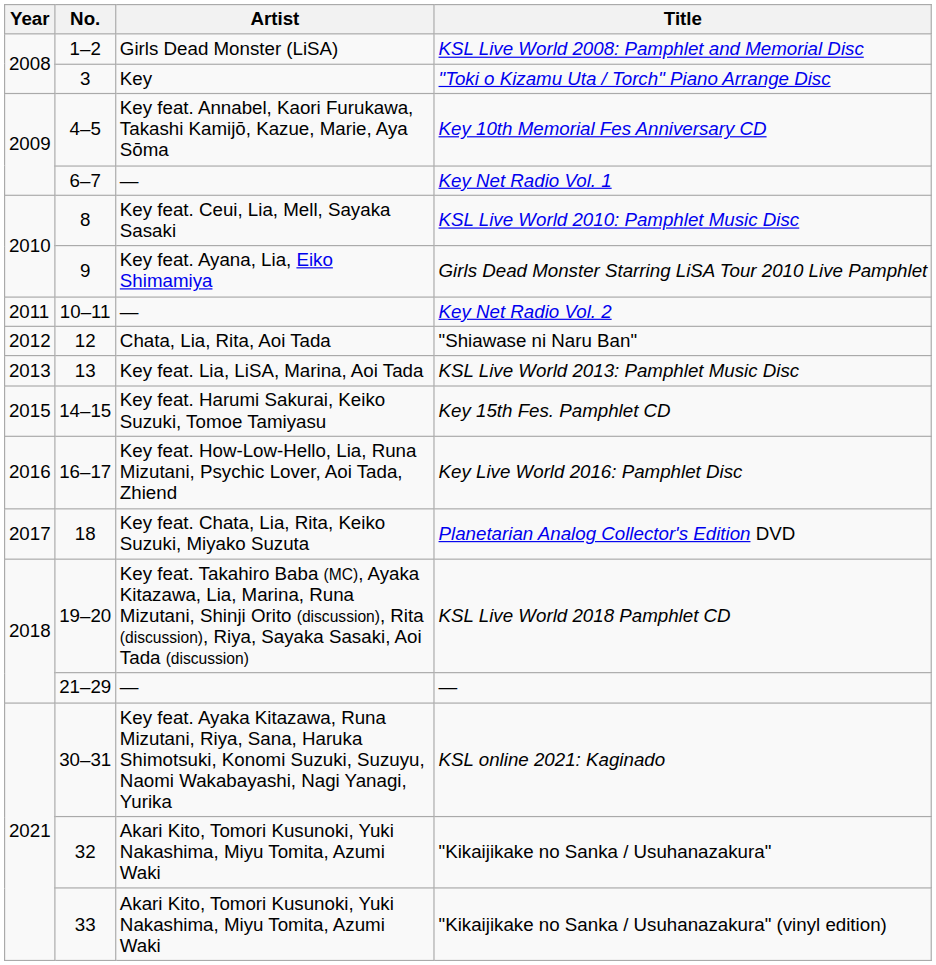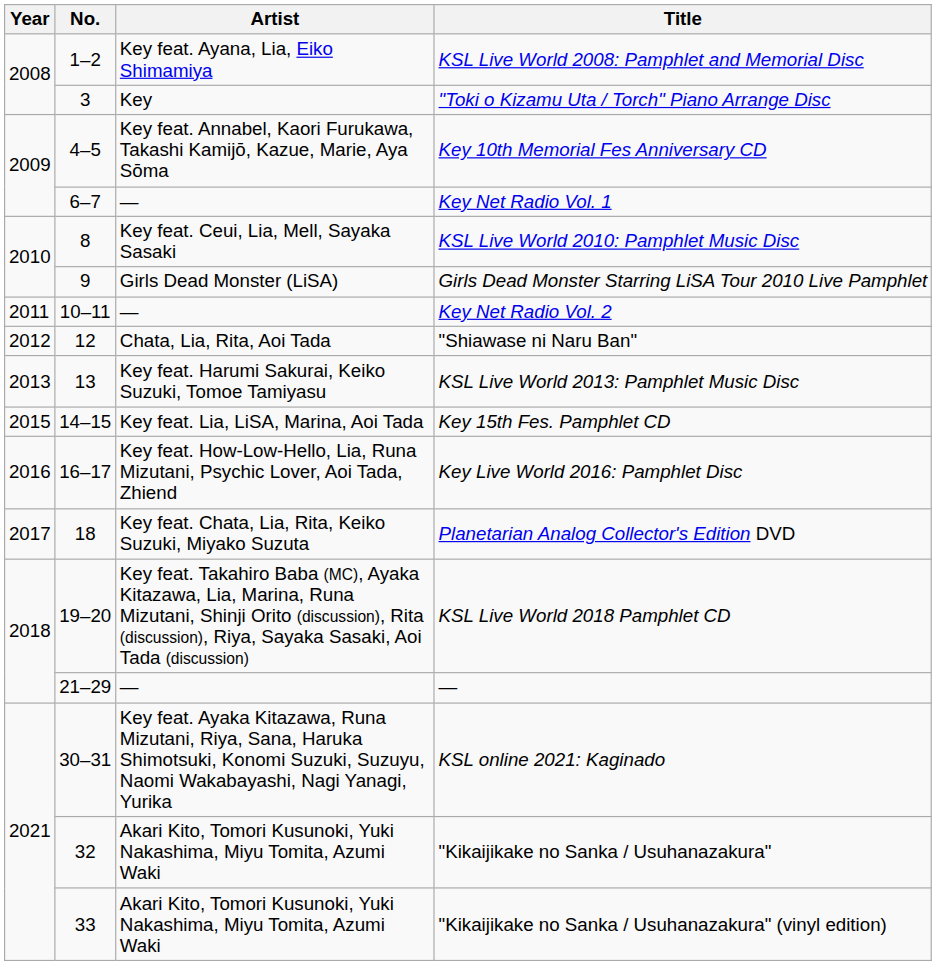(229, 49) Girls Dead Monster (LiSA) -> (226, 59) Key feat. Ayana, Lia, Eiko Shimamiya
(226, 271) Key feat. Ayana, Lia, Eiko Shimamiya -> (229, 281) Girls Dead Monster (LiSA)
(272, 370) Key feat. Lia, LiSA, Marina, Aoi Tada -> (253, 381) Key feat. Harumi Sakurai, Keiko Suzuki, Tomoe Tamiyasu
(253, 411) Key feat. Harumi Sakurai, Keiko Suzuki, Tomoe Tamiyasu -> (272, 421) Key feat. Lia, LiSA, Marina, Aoi Tada
